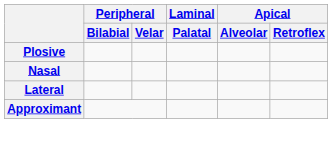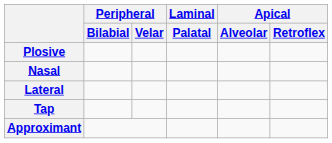+ row: (44, 109)
